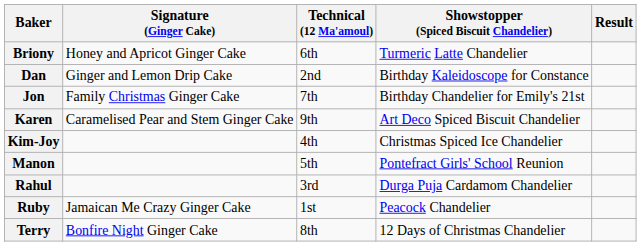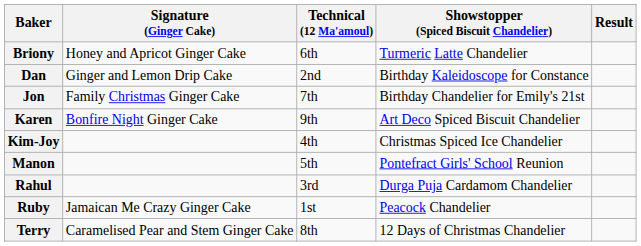(180, 119) Caramelised Pear and Stem Ginger Cake -> (142, 119) Bonfire Night Ginger Cake
(142, 229) Bonfire Night Ginger Cake -> (180, 229) Caramelised Pear and Stem Ginger Cake
